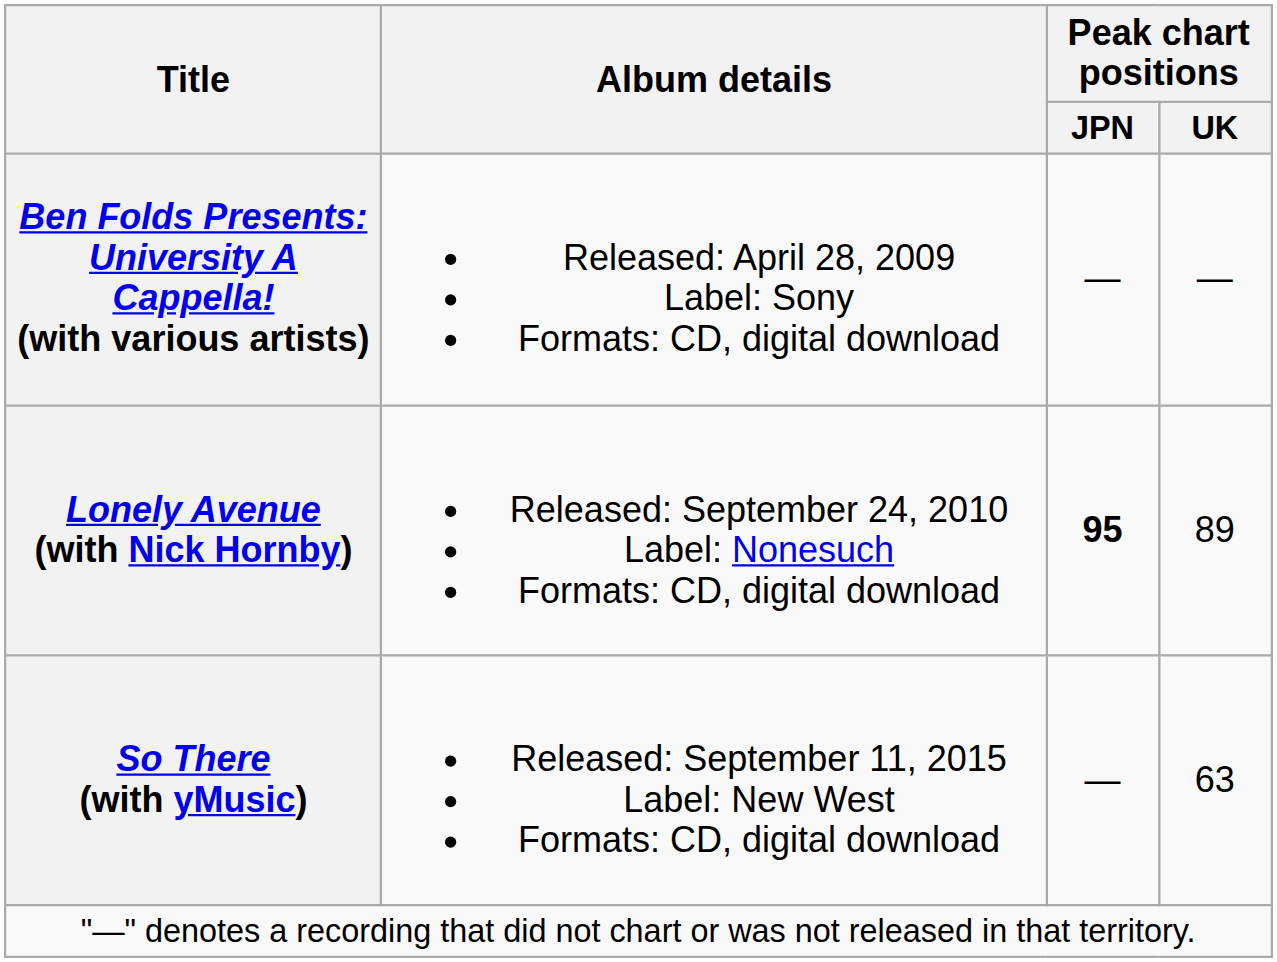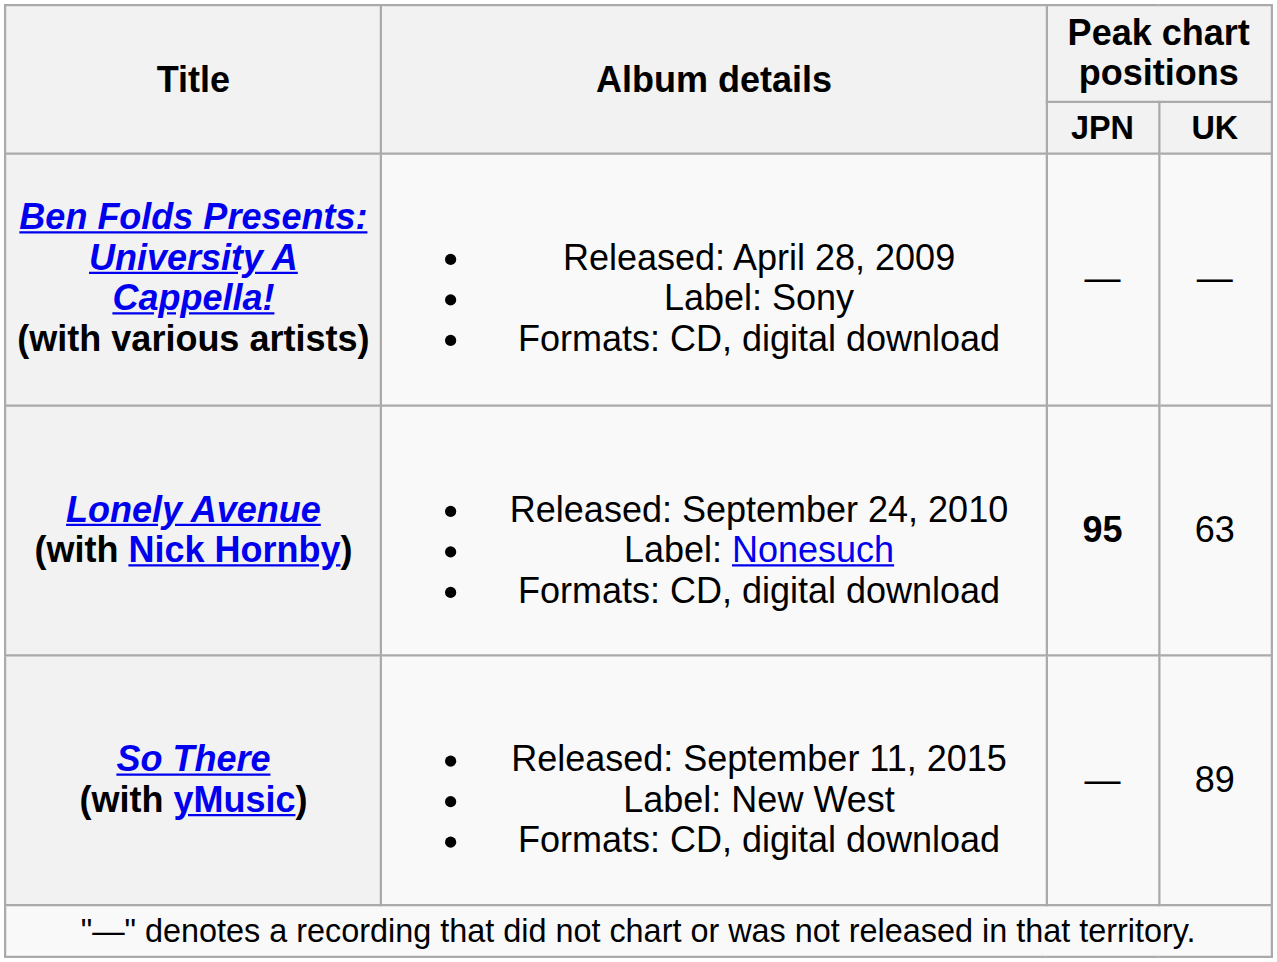(1215, 529) 89 -> (1215, 529) 63
(1215, 779) 63 -> (1215, 779) 89
